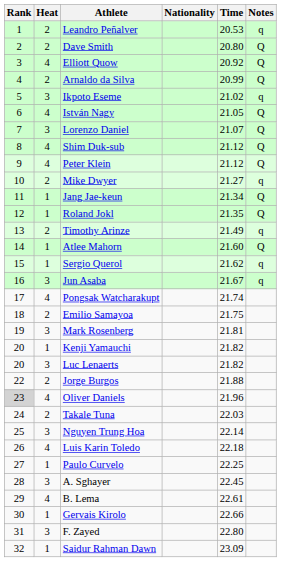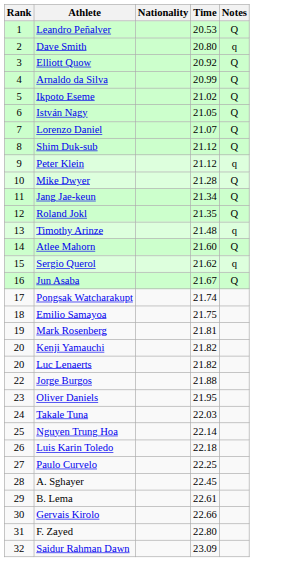- column: (47, 12)
(261, 29) q -> (234, 29) Q
(261, 46) Q -> (234, 46) q
(261, 96) q -> (234, 96) Q
(261, 163) Q -> (234, 163) q
(232, 180) 21.27 -> (205, 180) 21.28
(261, 180) q -> (234, 180) Q
(232, 230) 21.49 -> (205, 230) 21.48
(261, 280) q -> (234, 280) Q
(19, 398) lightgrey background -> (19, 398) no background
(232, 398) 21.96 -> (205, 398) 21.95
